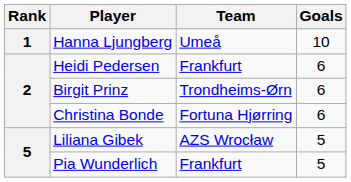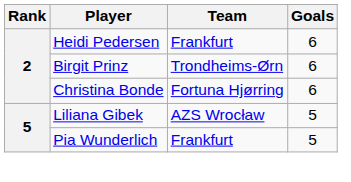- row: (113, 41)
